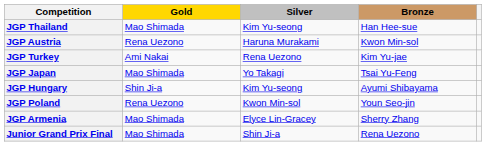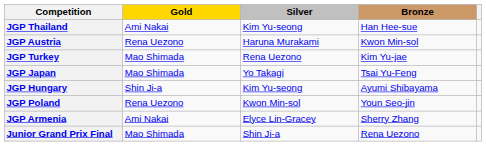(154, 27) Mao Shimada -> (147, 27) Ami Nakai
(147, 57) Ami Nakai -> (154, 57) Mao Shimada
(154, 118) Mao Shimada -> (147, 118) Ami Nakai
